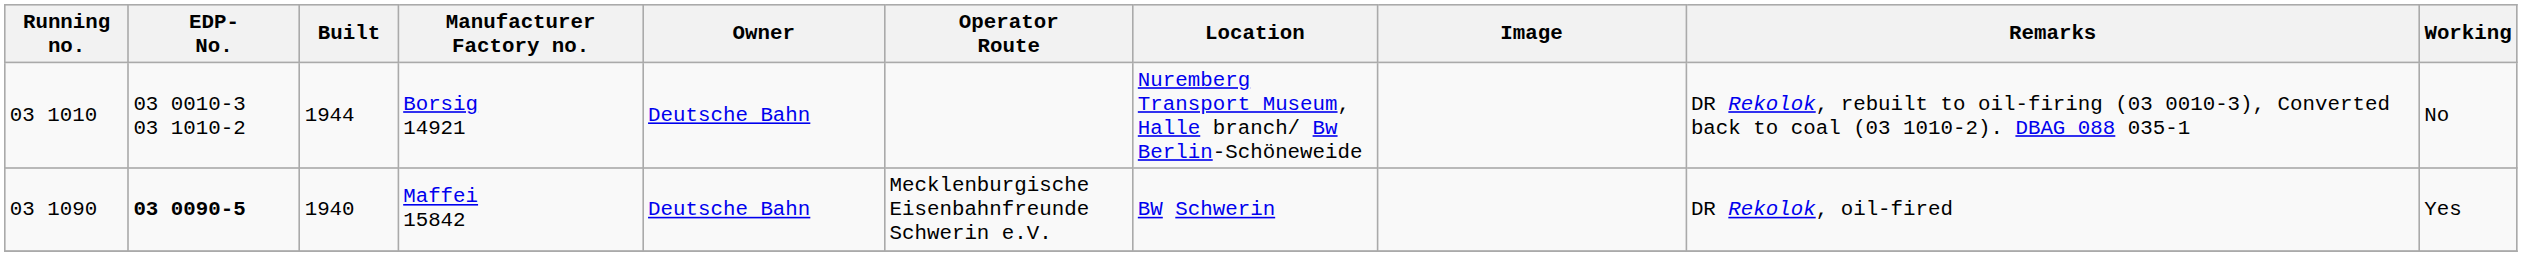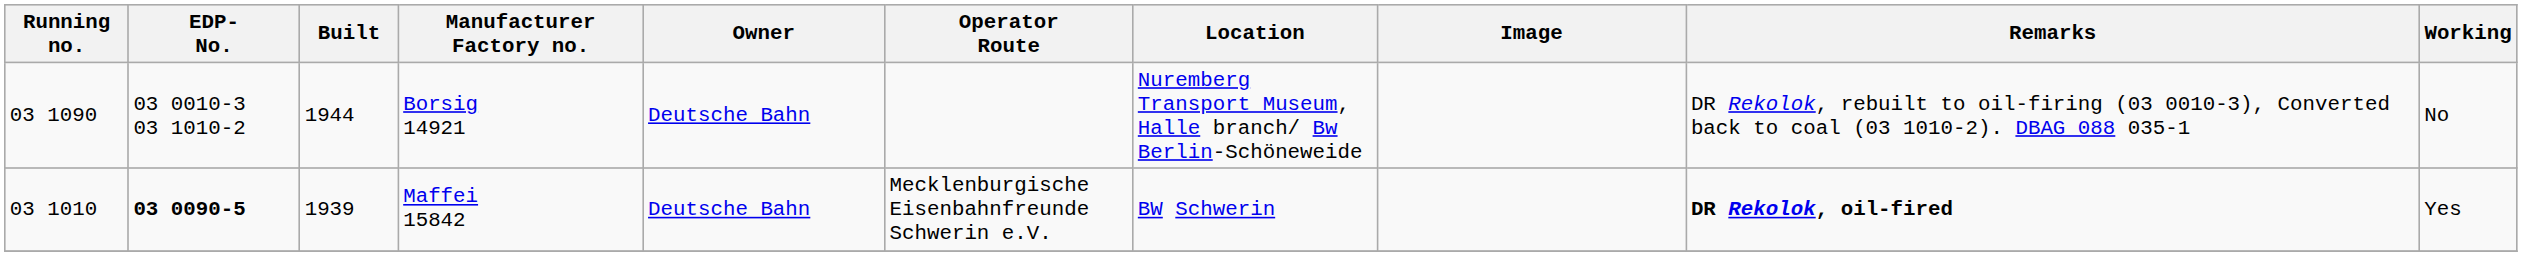(53, 116) 03 1010 -> (53, 116) 03 1090
(53, 210) 03 1090 -> (53, 210) 03 1010
(330, 210) 1940 -> (330, 210) 1939
(1822, 210) normal -> (1822, 210) bold
